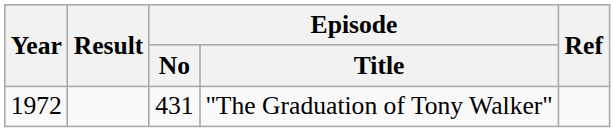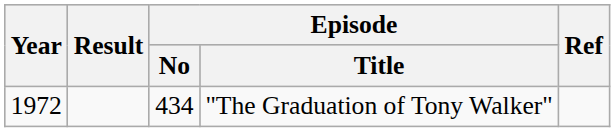(174, 106) 431 -> (174, 106) 434
